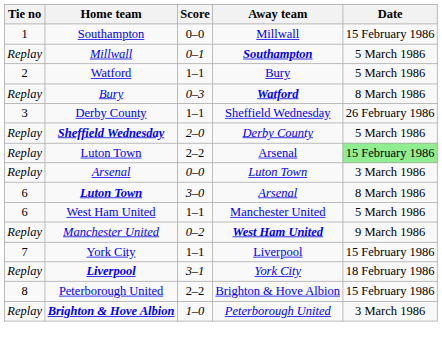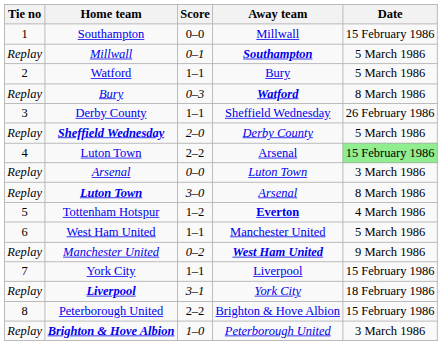(25, 152) Replay -> (25, 152) 4
(25, 192) 6 -> (25, 192) Replay
+ row: (111, 212)
